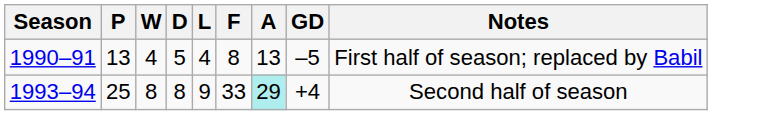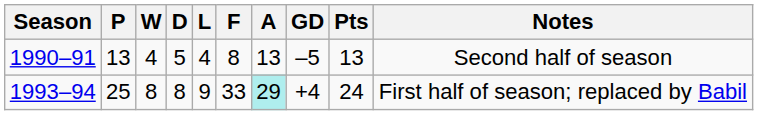+ column: (351, 22)
(518, 57) First half of season; replaced by Babil -> (563, 57) Second half of season
(518, 92) Second half of season -> (563, 92) First half of season; replaced by Babil
